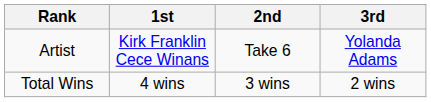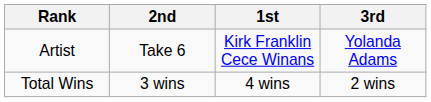columns swapped: (162, 16) <-> (268, 16)
